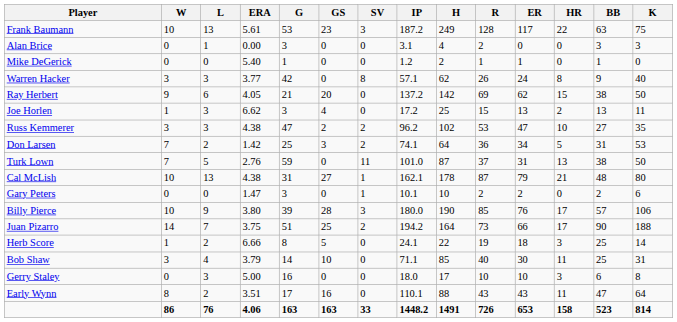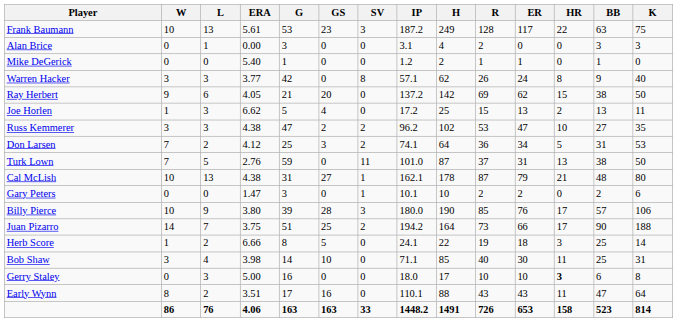(284, 111) 3 -> (284, 111) 5
(252, 144) 1.42 -> (252, 144) 4.12
(252, 260) 3.79 -> (252, 260) 3.98
(559, 276) normal -> (559, 276) bold
